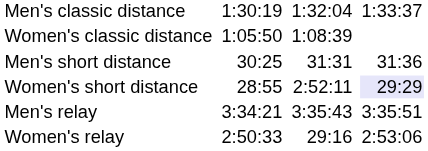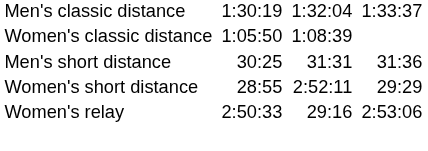(399, 86) lavender background -> (399, 86) no background
- row: (51, 111)
